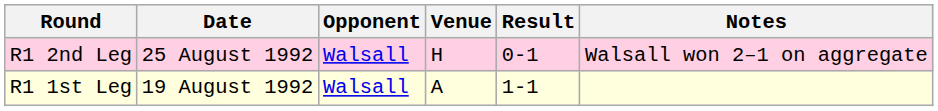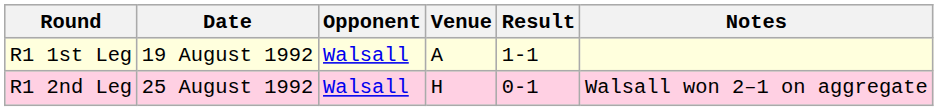rows swapped: (71, 88) <-> (71, 55)
